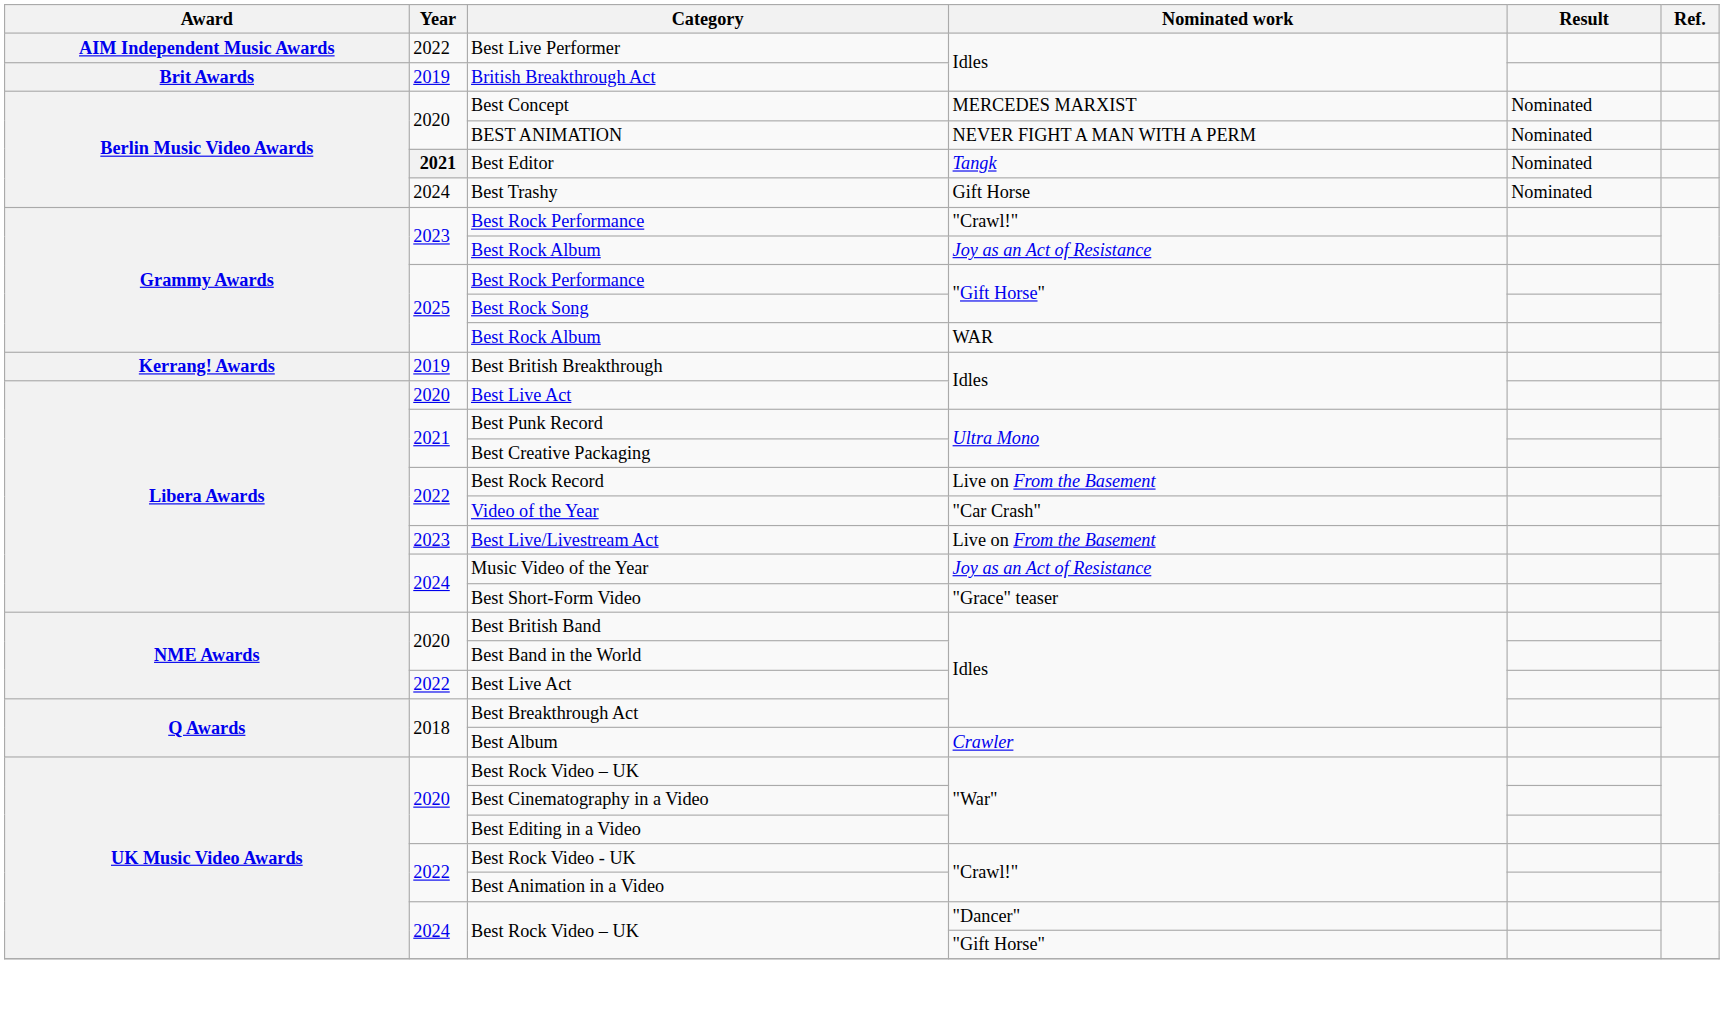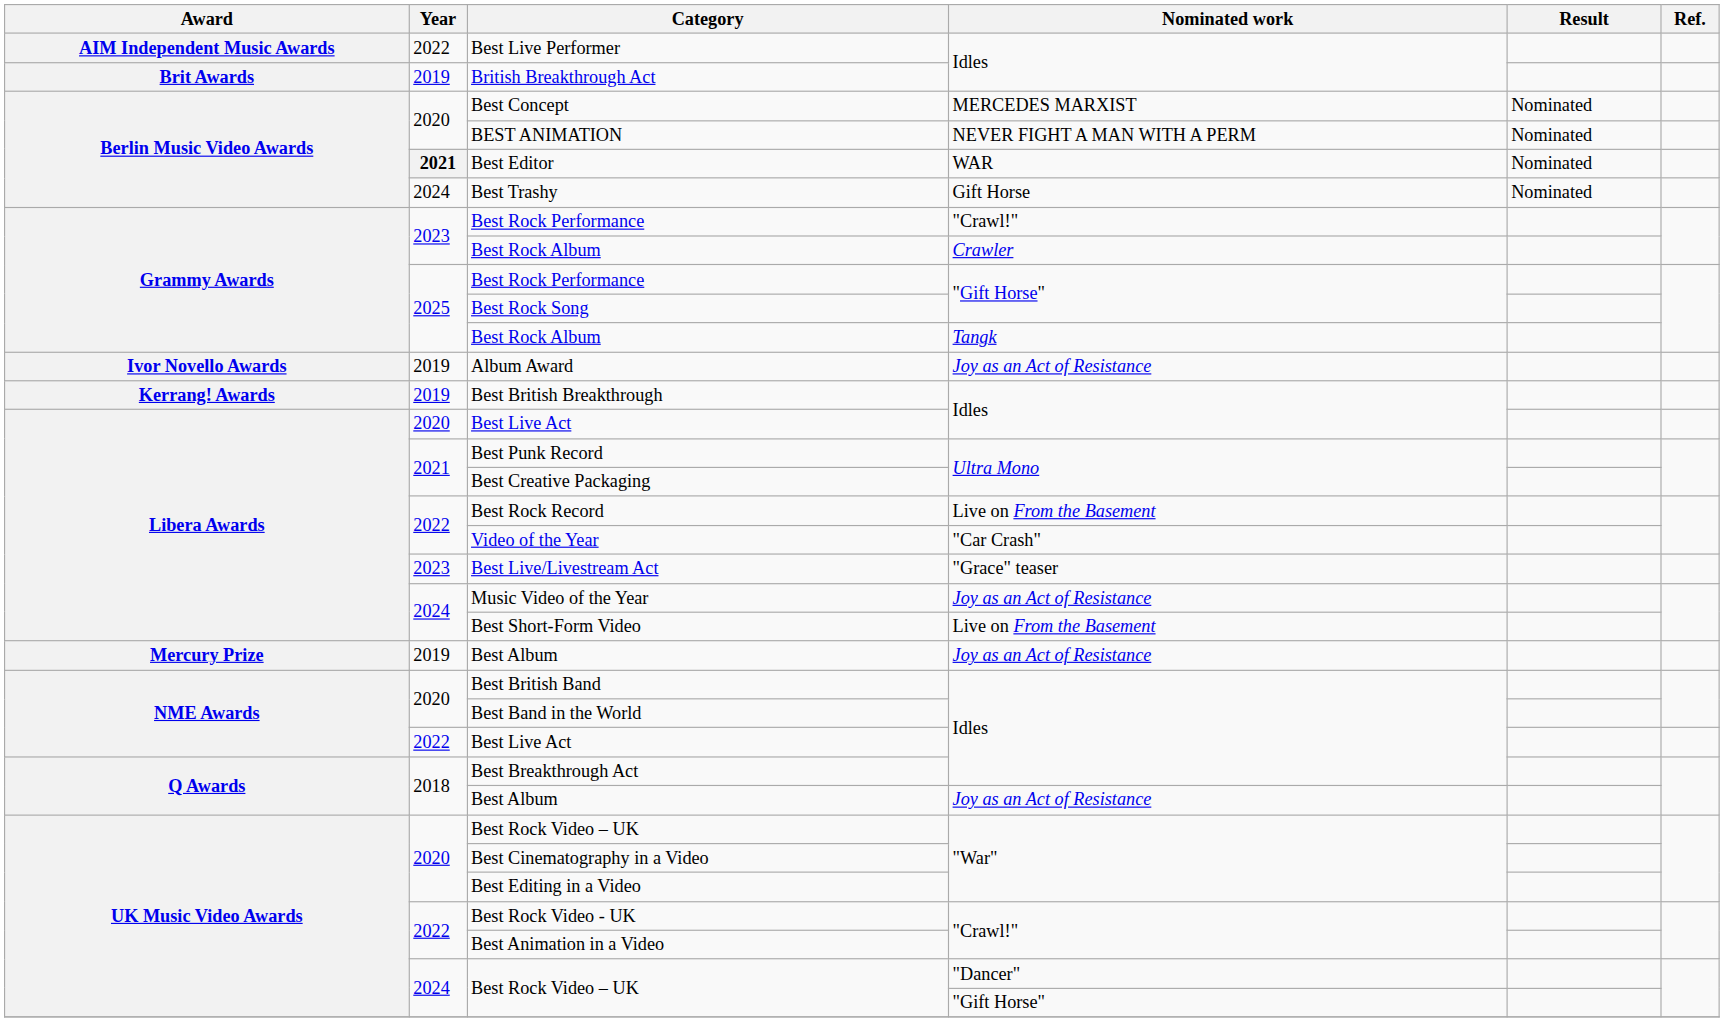(975, 163) Tangk -> (973, 163) WAR
(1052, 250) Joy as an Act of Resistance -> (983, 250) Crawler
(973, 337) WAR -> (975, 337) Tangk
+ row: (432, 366)
(1054, 539) Live on From the Basement -> (1005, 568) "Grace" teaser
(1005, 597) "Grace" teaser -> (1054, 626) Live on From the Basement
+ row: (432, 655)
(983, 742) Crawler -> (1052, 800) Joy as an Act of Resistance
